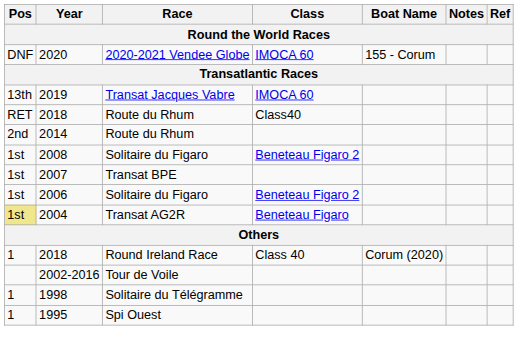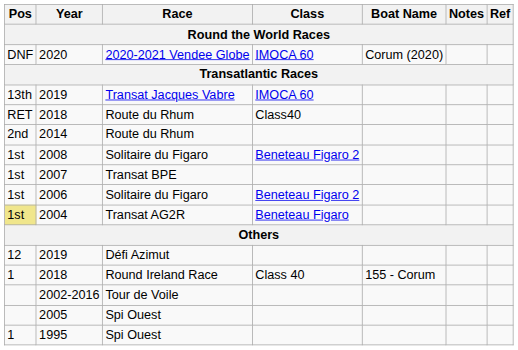(400, 54) 155 - Corum -> (404, 54) Corum (2020)
+ row: (53, 255)
(404, 255) Corum (2020) -> (400, 275) 155 - Corum
+ row: (53, 315)
- row: (53, 295)
